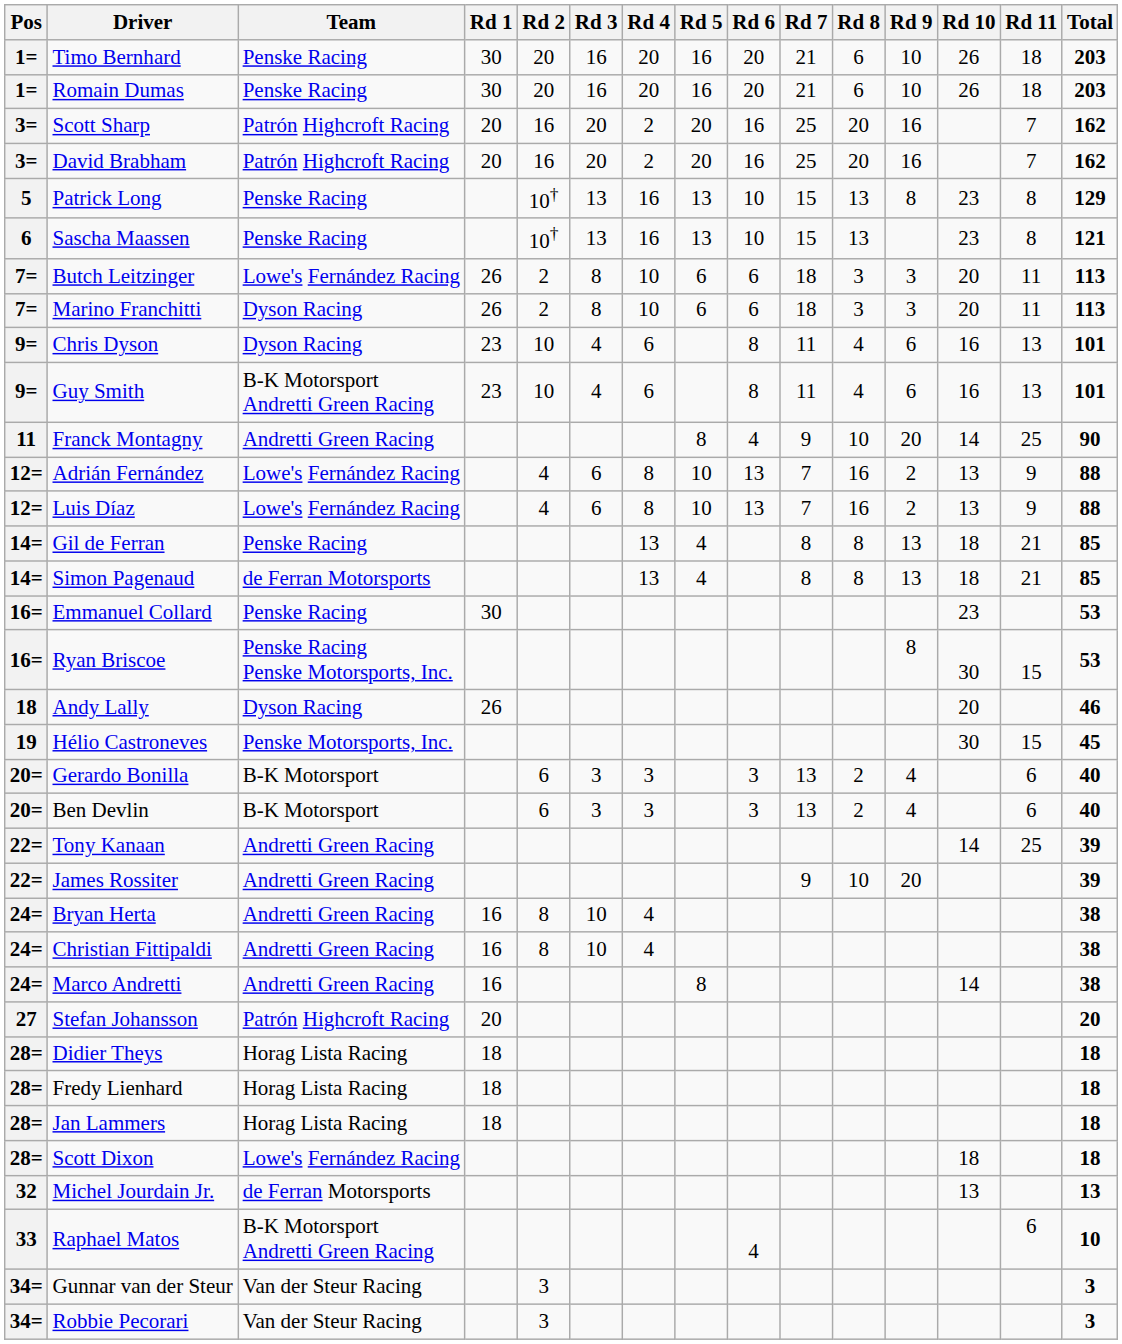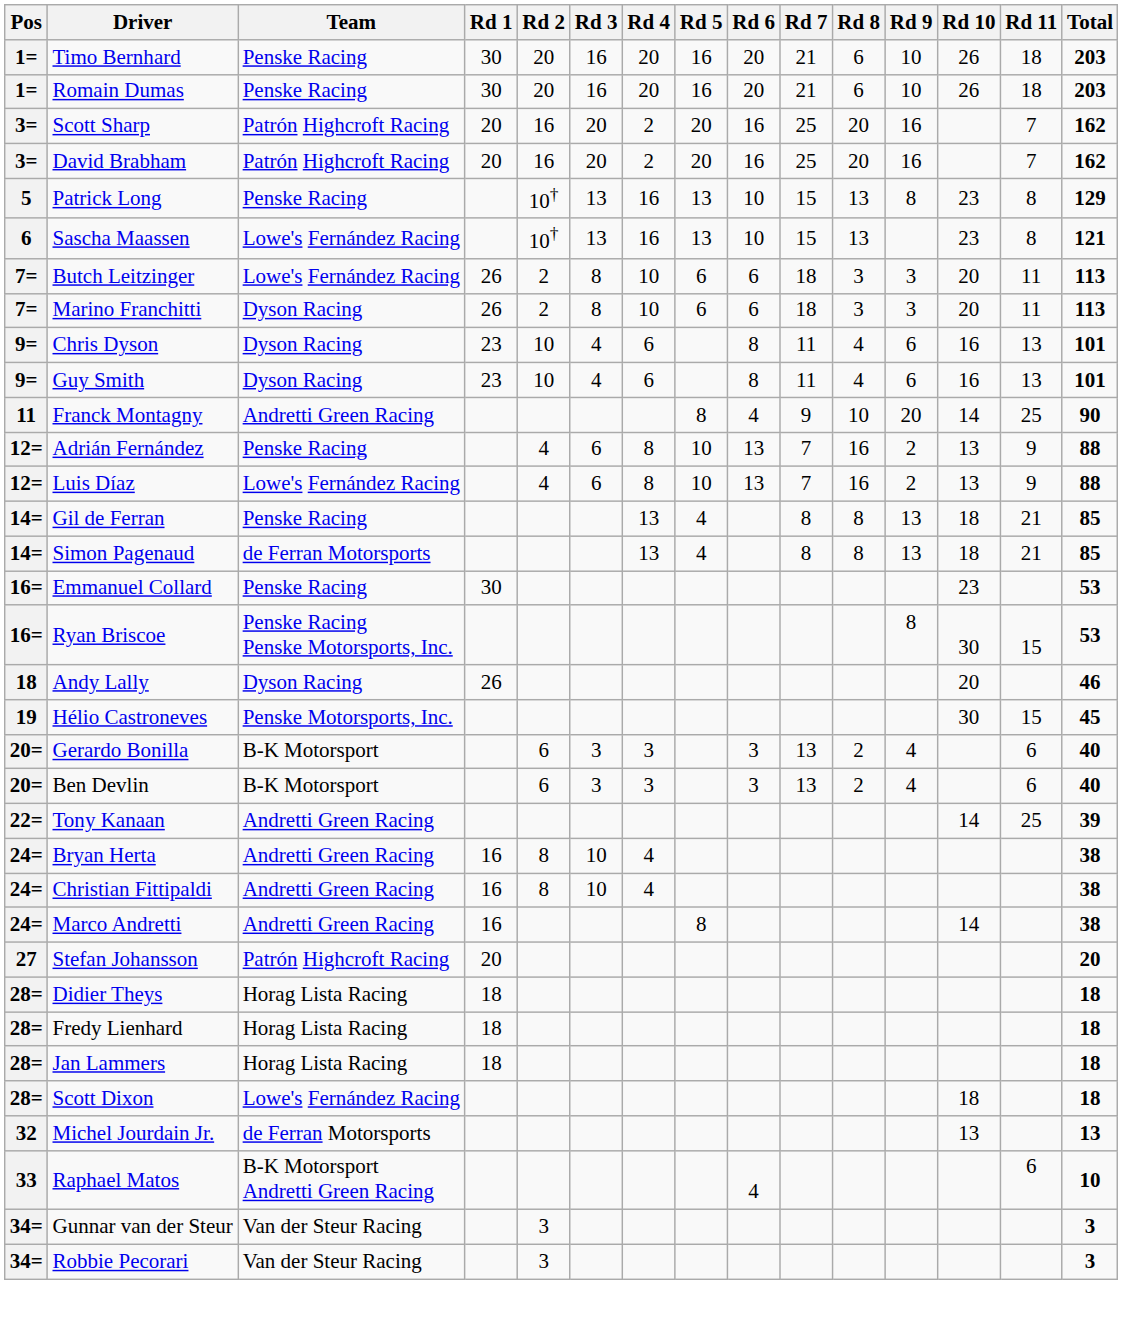(305, 238) Penske Racing -> (351, 238) Lowe's Fernández Racing
(338, 392) B-K Motorsport Andretti Green Racing -> (302, 380) Dyson Racing
(351, 474) Lowe's Fernández Racing -> (305, 449) Penske Racing
- row: (115, 880)
